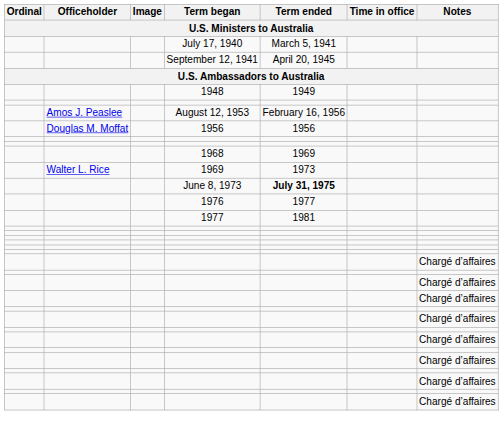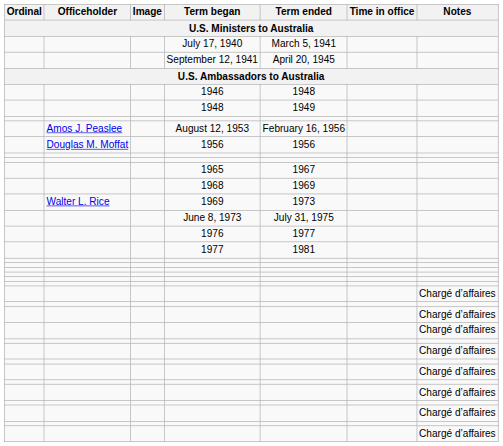+ row: (87, 92)
+ row: (87, 170)
(304, 186) bold -> (304, 218) normal
